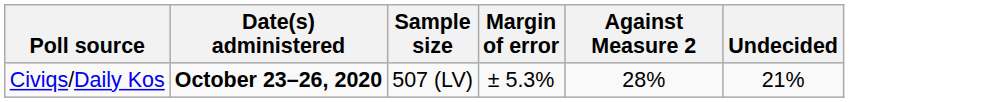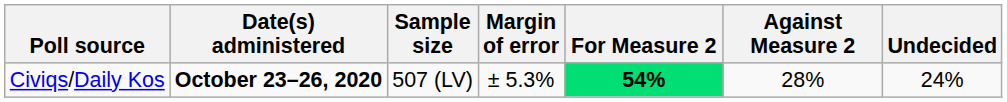+ column: (644, 46)
(783, 80) 21% -> (942, 80) 24%
